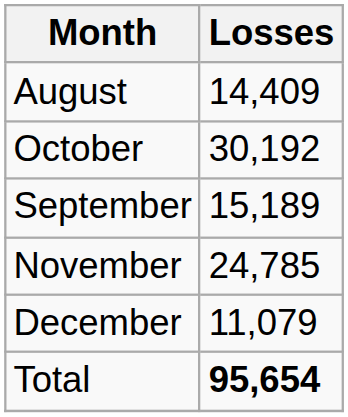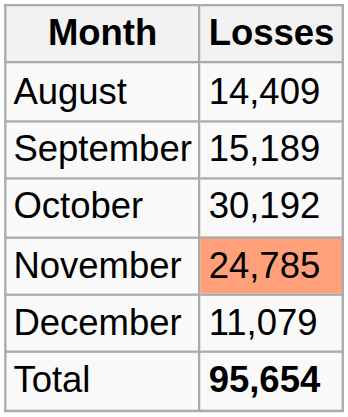rows swapped: (103, 206) <-> (78, 149)
(264, 264) no background -> (264, 264) lightsalmon background
